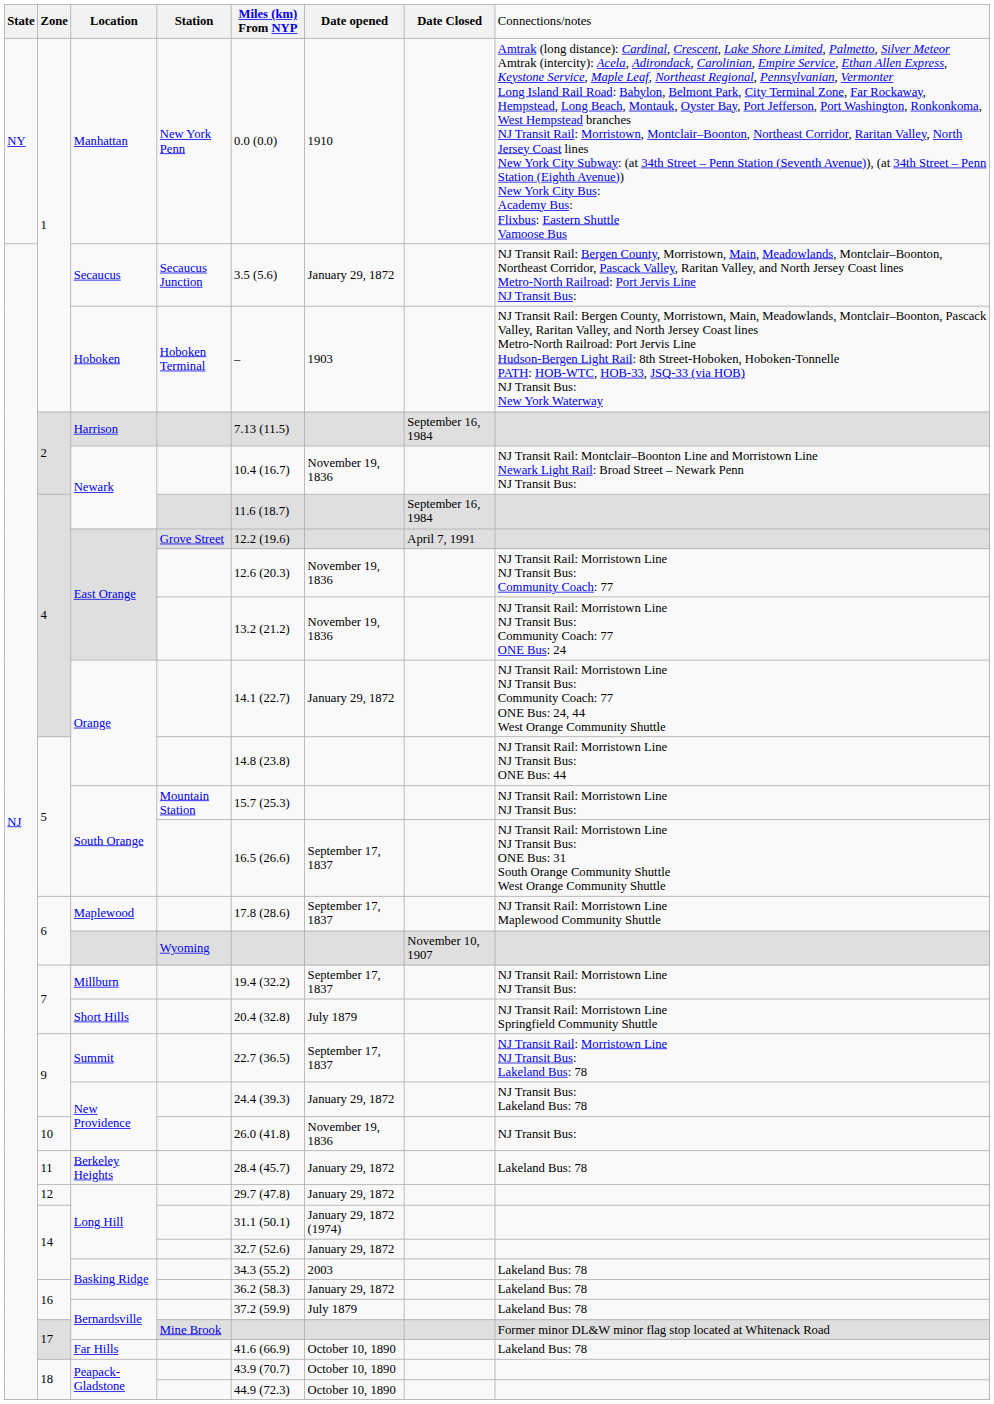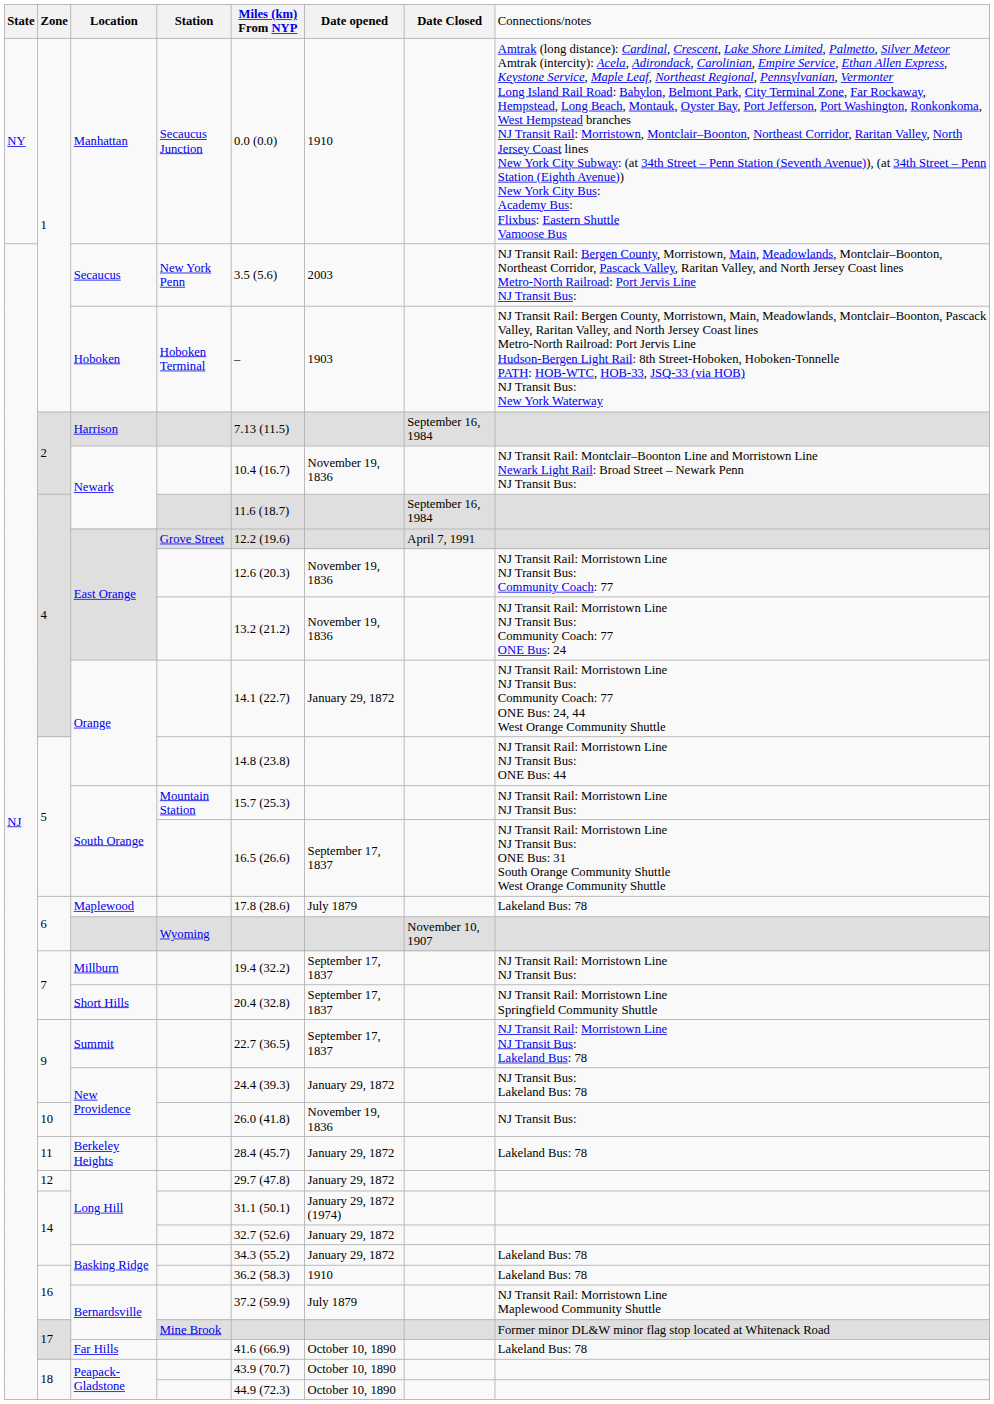(185, 141) New York Penn -> (183, 141) Secaucus Junction
(183, 275) Secaucus Junction -> (185, 275) New York Penn
(351, 275) January 29, 1872 -> (320, 275) 2003
(344, 913) September 17, 1837 -> (332, 906) July 1879
(582, 913) NJ Transit Rail: Morristown Line Maplewood Community Shuttle -> (542, 906) Lakeland Bus: 78
(332, 1016) July 1879 -> (344, 1002) September 17, 1837
(320, 1269) 2003 -> (351, 1255) January 29, 1872
(351, 1289) January 29, 1872 -> (320, 1275) 1910
(542, 1309) Lakeland Bus: 78 -> (582, 1302) NJ Transit Rail: Morristown Line Maplewood Community Shuttle
